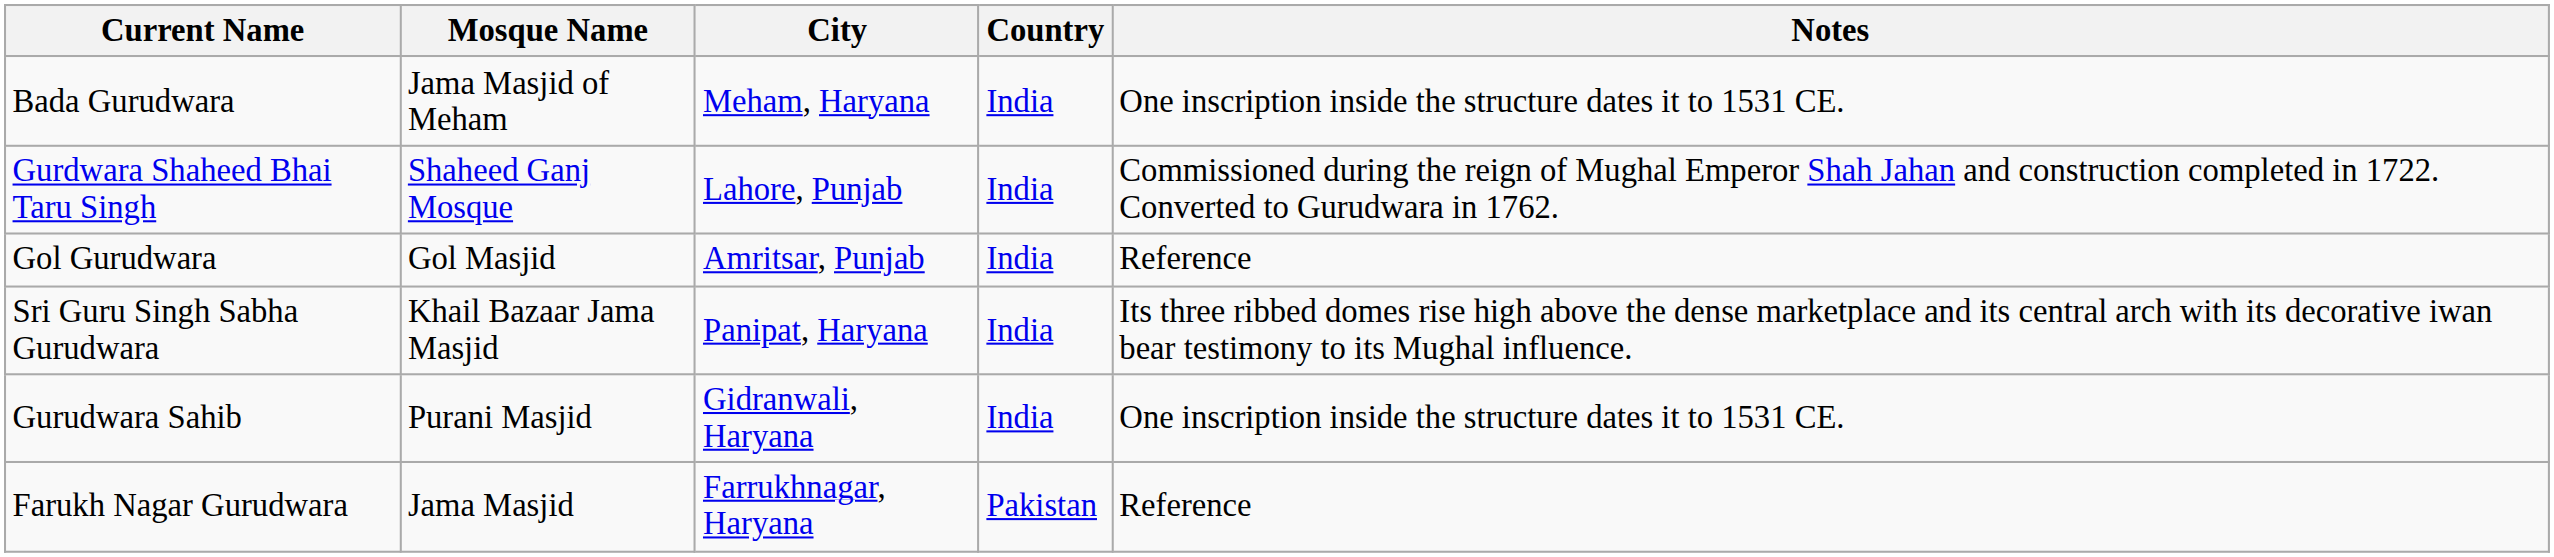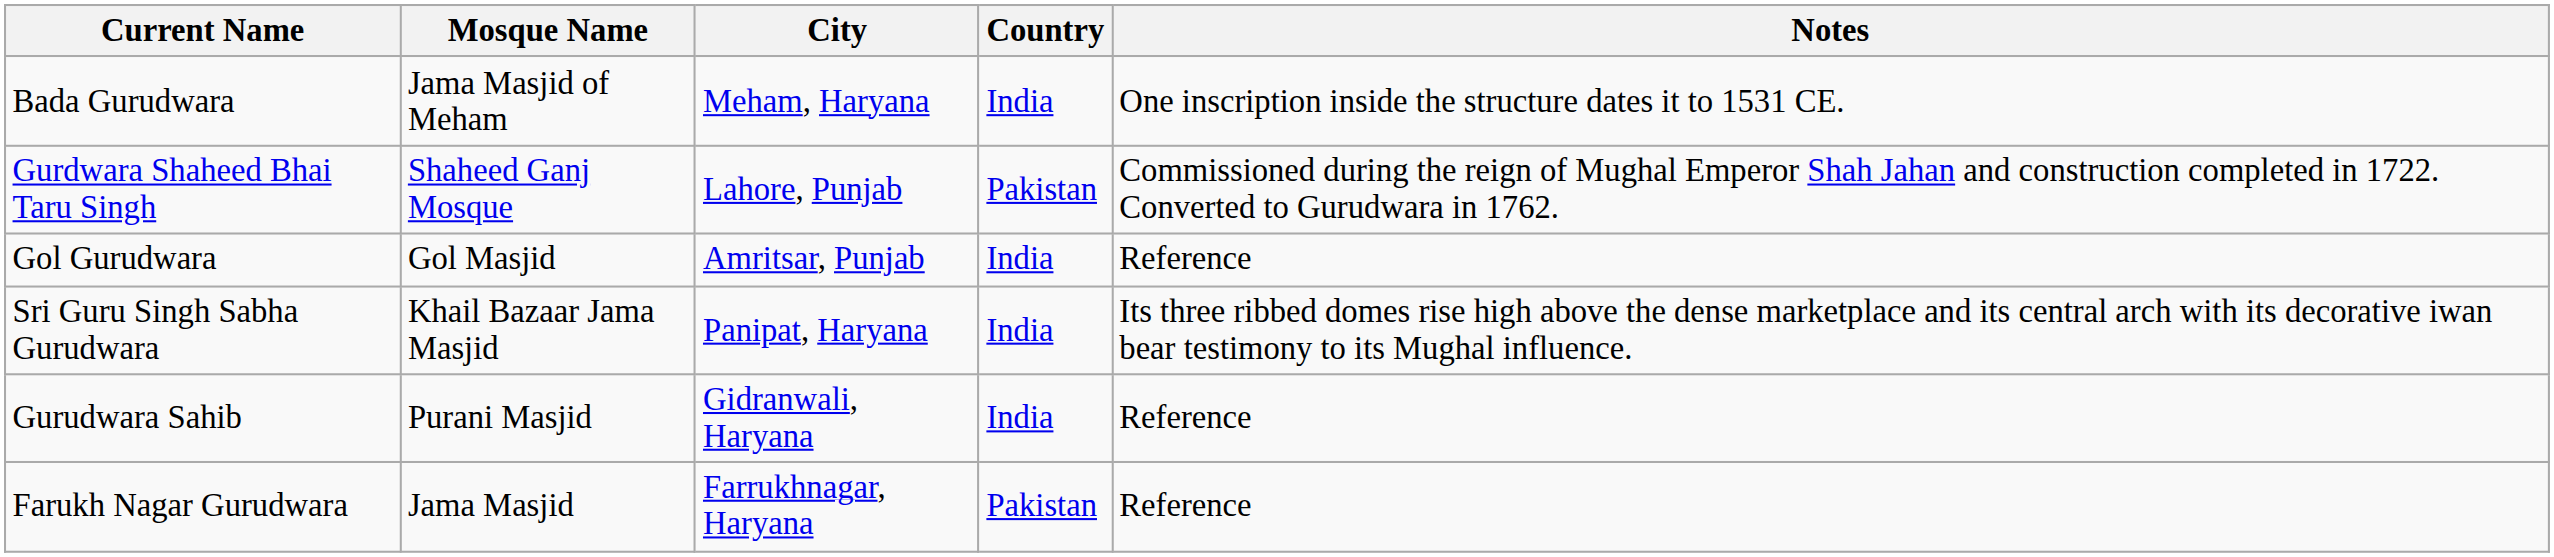(1020, 188) India -> (1042, 188) Pakistan
(1482, 417) One inscription inside the structure dates it to 1531 CE. -> (1185, 417) Reference
